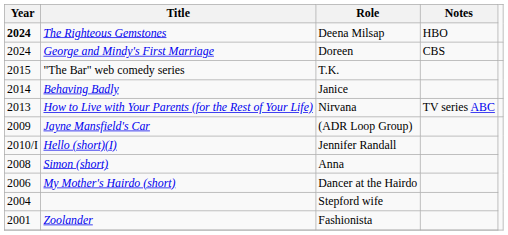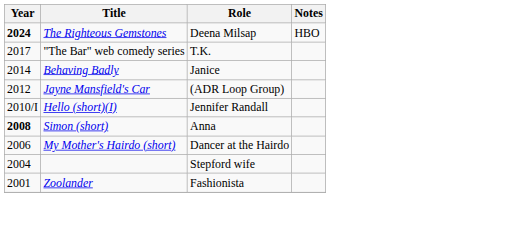- row: (129, 51)
(19, 70) 2015 -> (19, 51) 2017
- row: (178, 107)
(19, 126) 2009 -> (19, 88) 2012
(19, 164) normal -> (19, 126) bold
